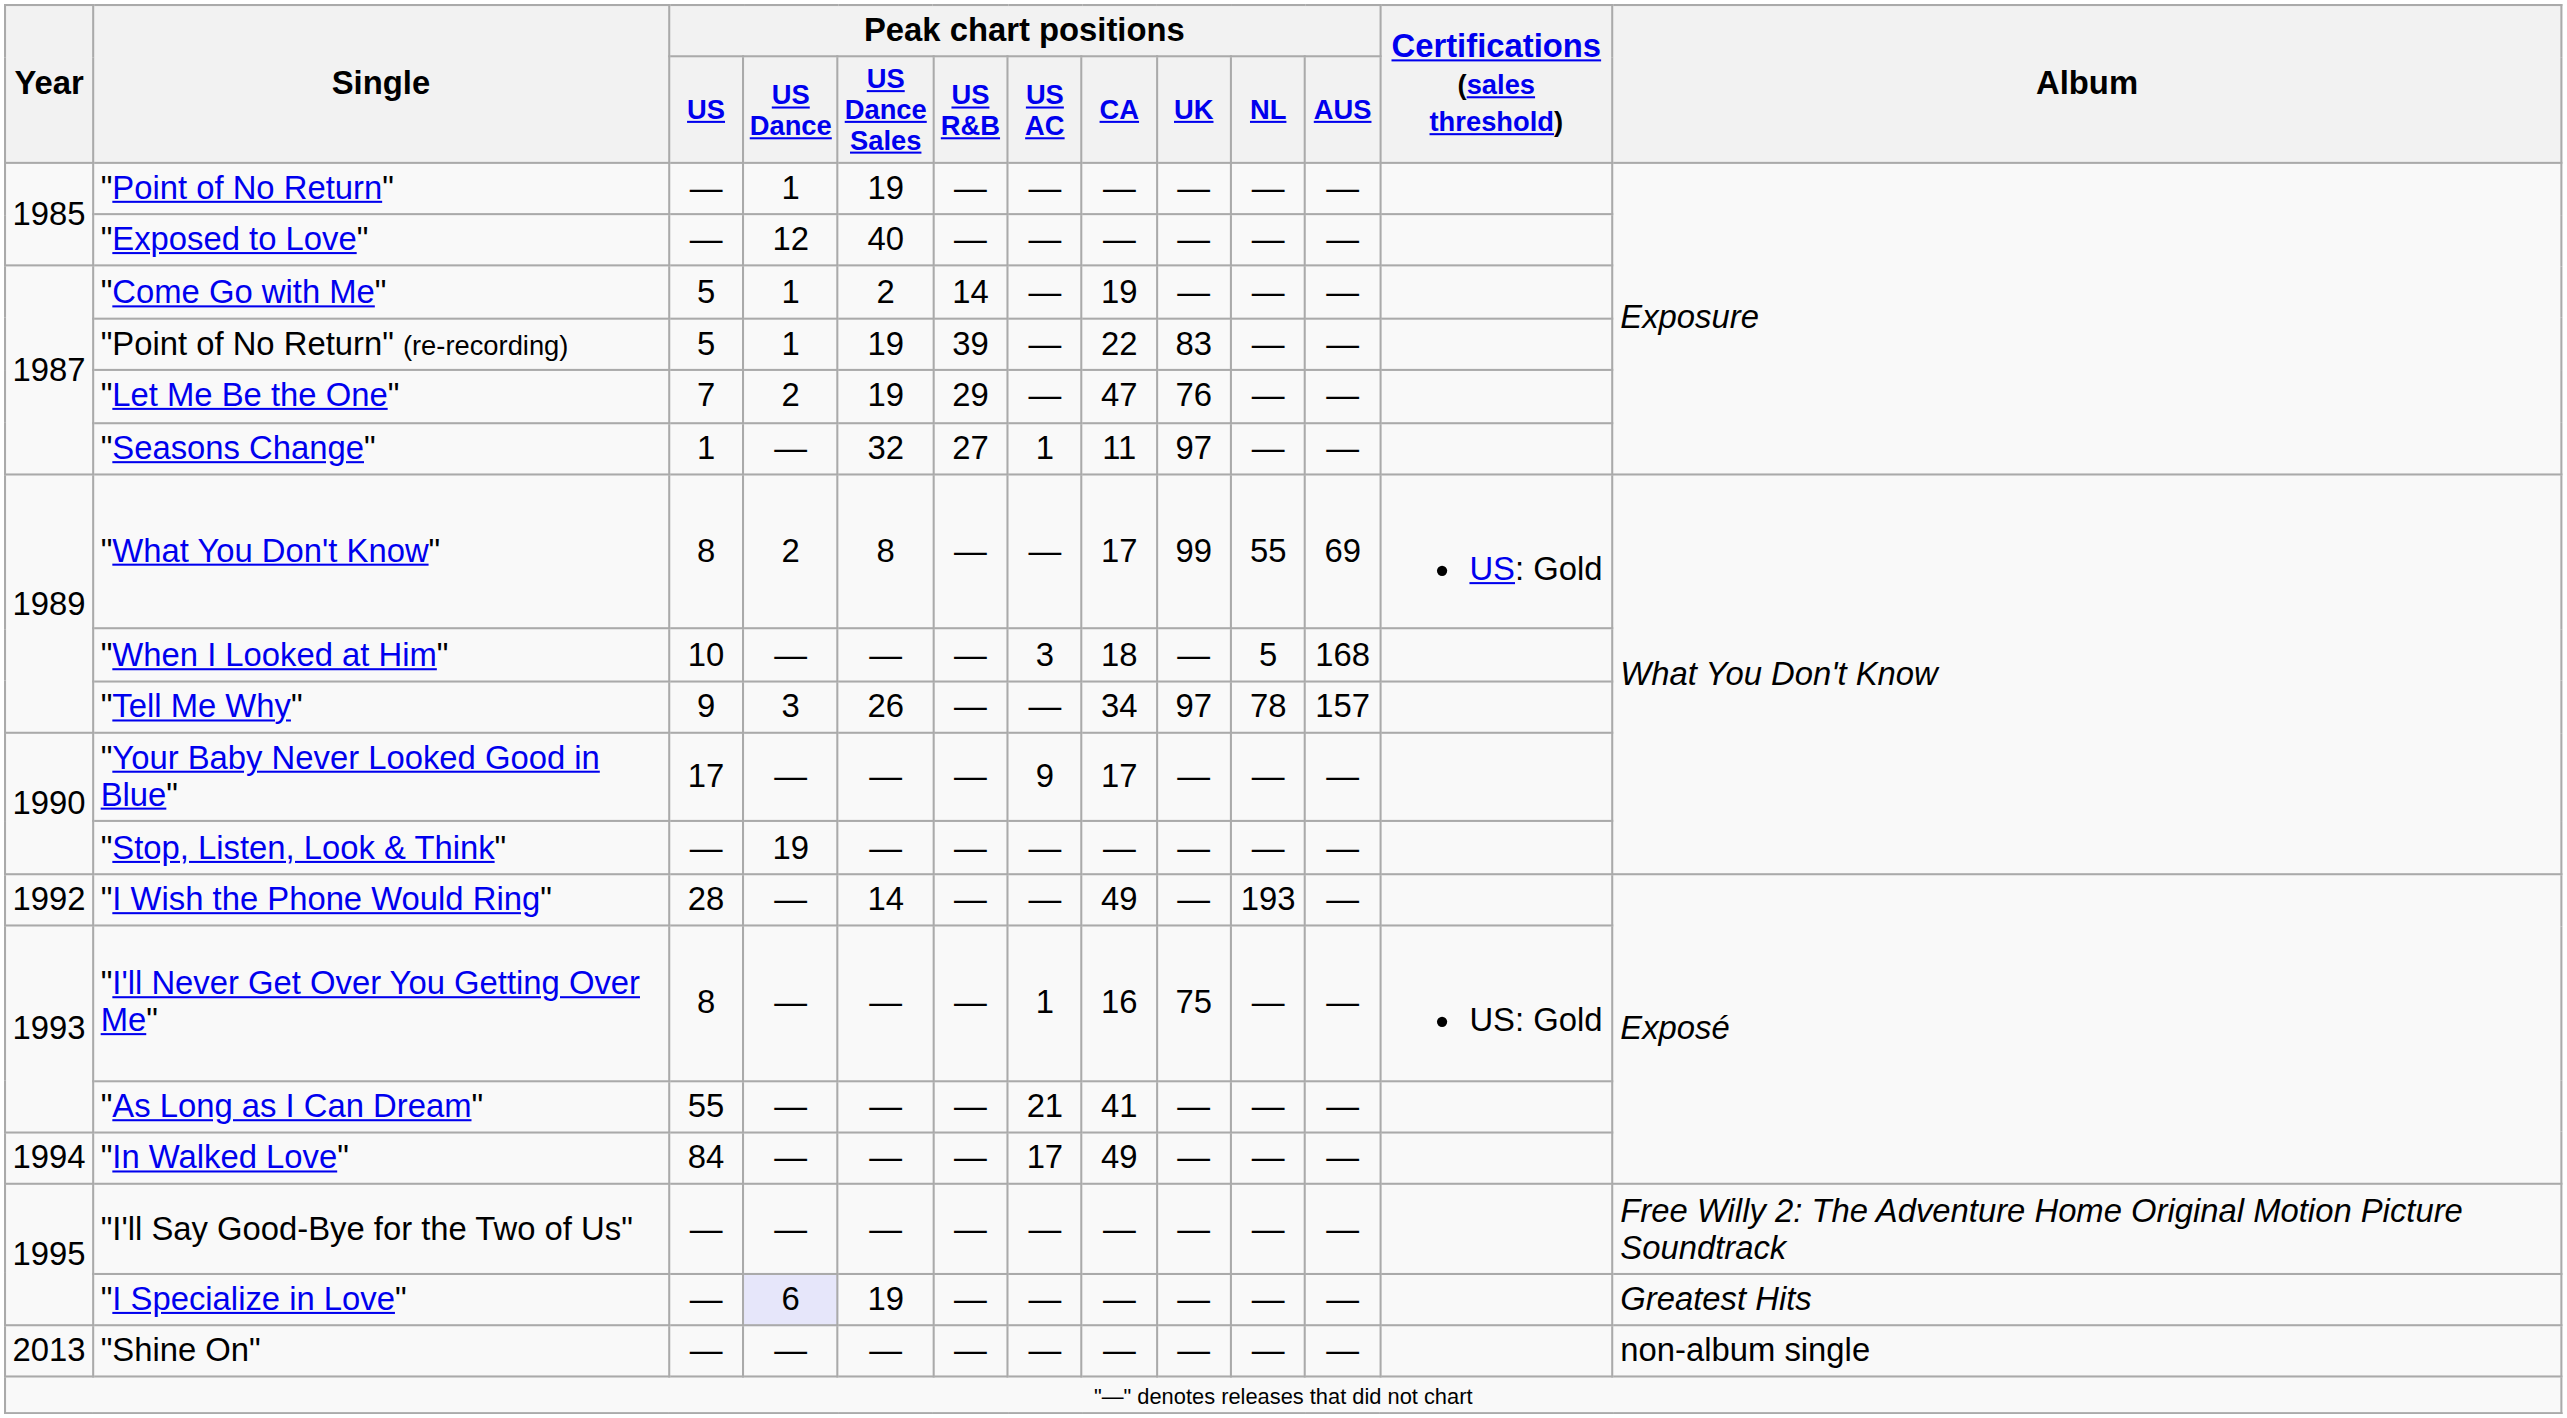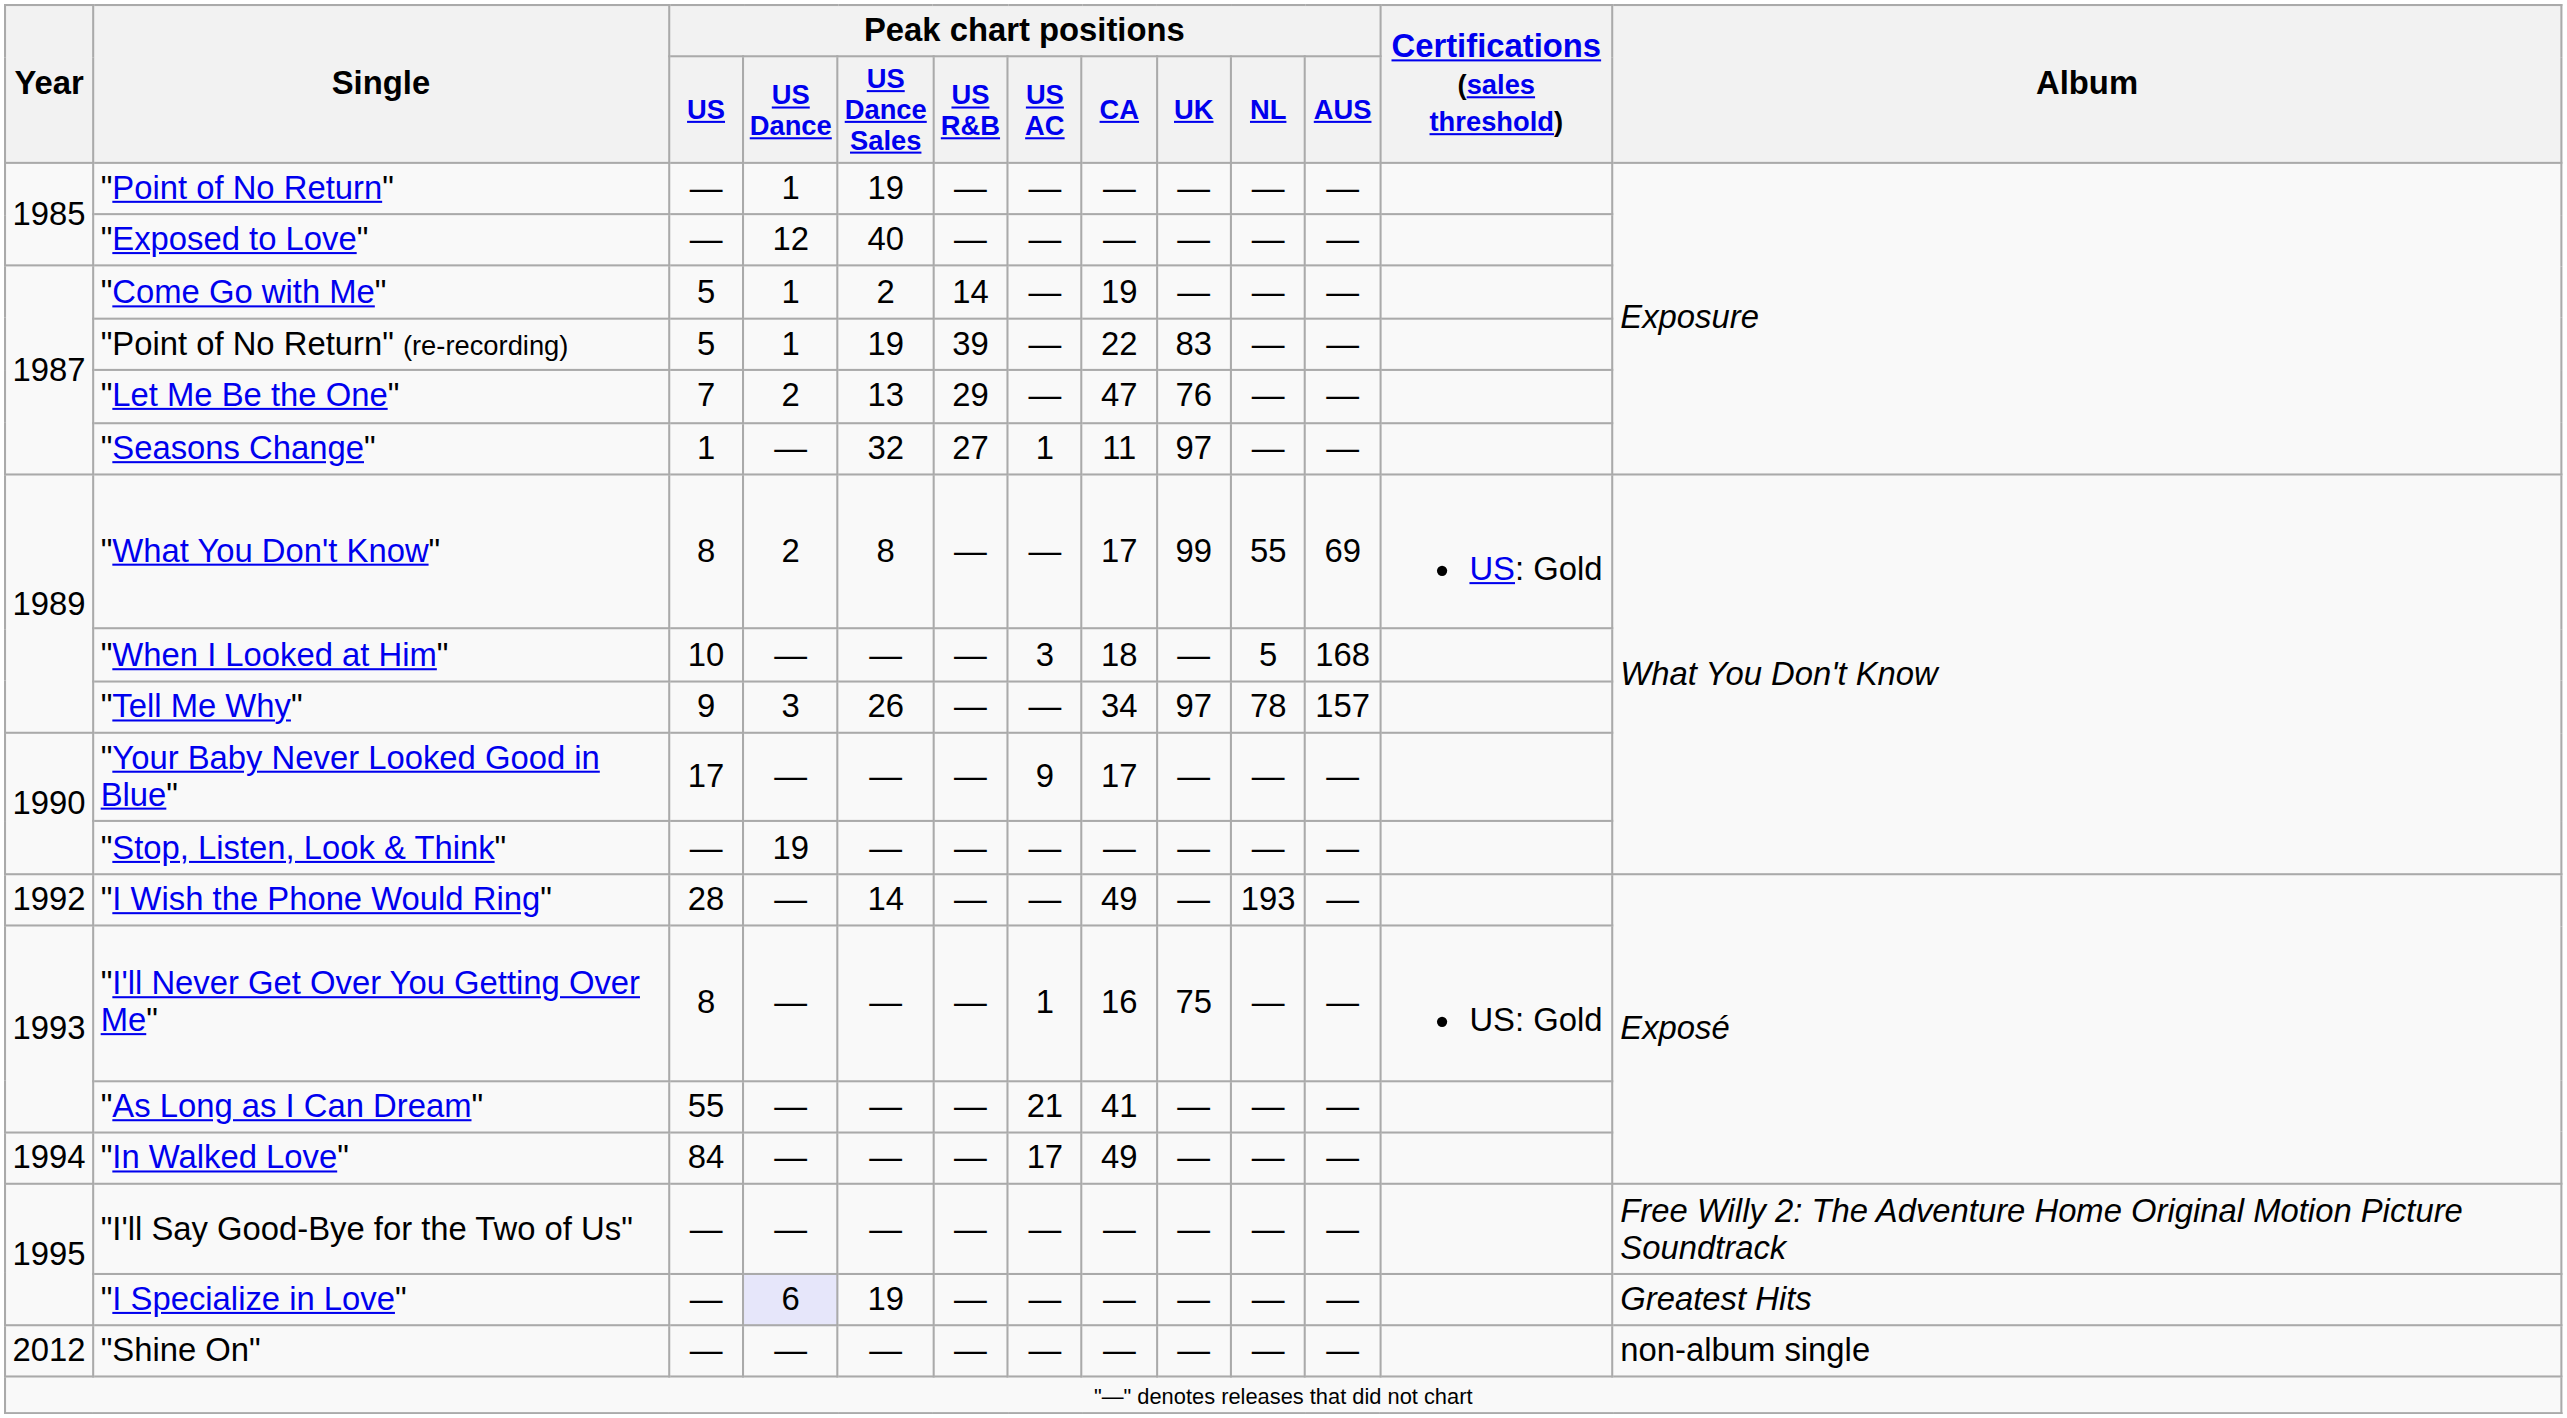(886, 395) 19 -> (886, 395) 13
(49, 1350) 2013 -> (49, 1350) 2012
